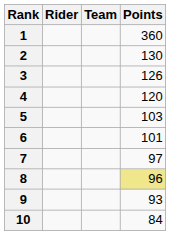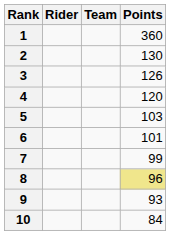(155, 158) 97 -> (155, 158) 99
